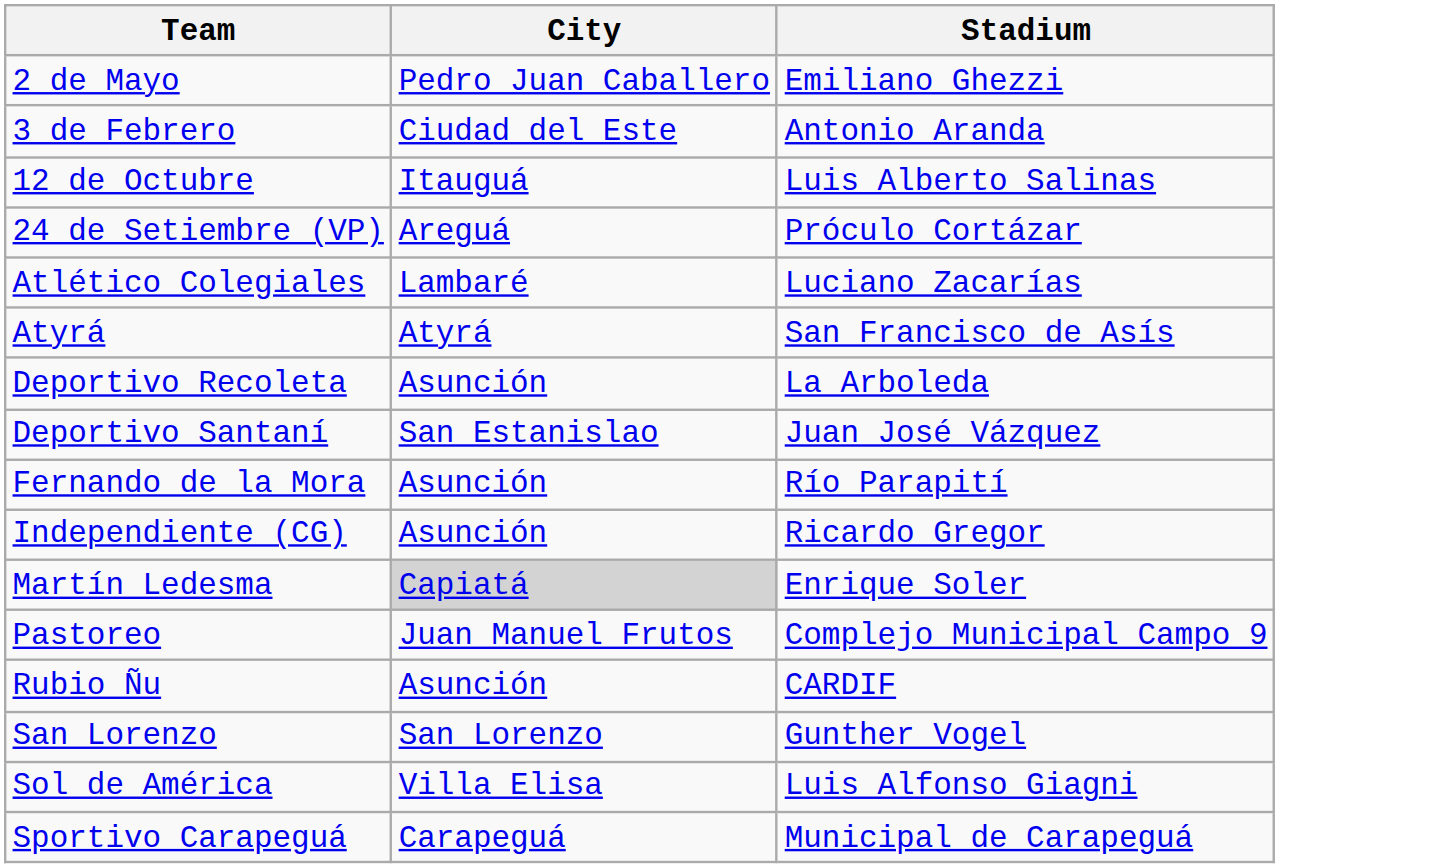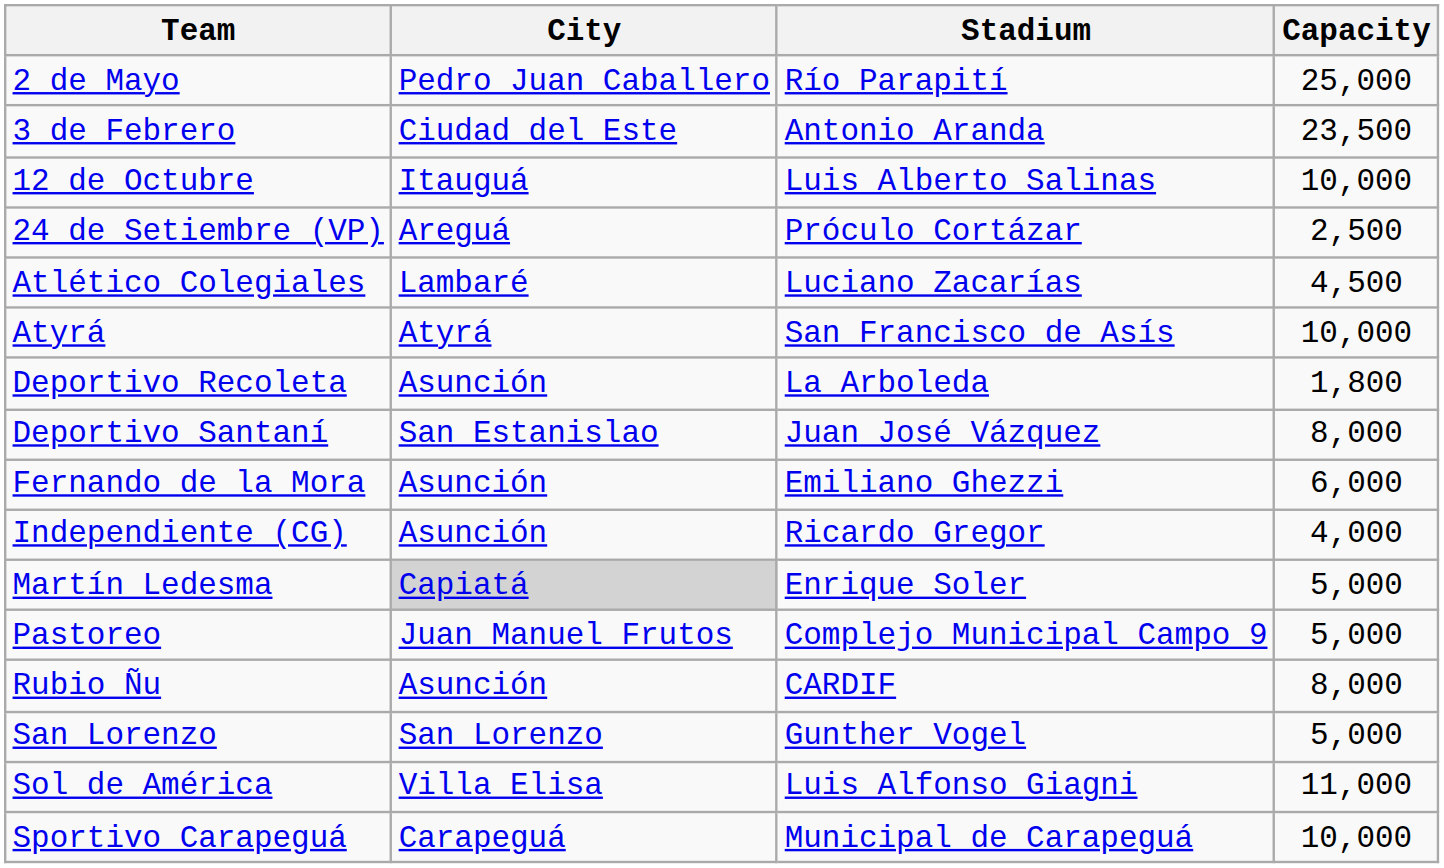+ column: (1356, 30)
(924, 81) Emiliano Ghezzi -> (896, 81) Río Parapití
(896, 484) Río Parapití -> (924, 484) Emiliano Ghezzi
